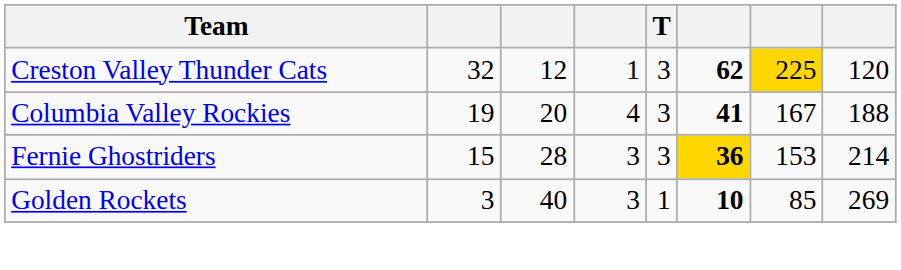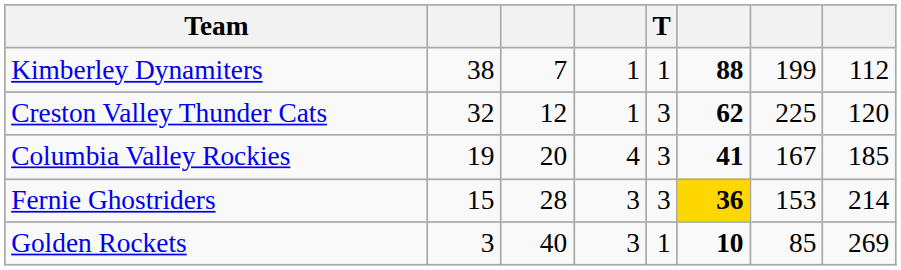+ row: (137, 69)
(796, 69) gold background -> (796, 112) no background
(869, 112) 188 -> (869, 156) 185
